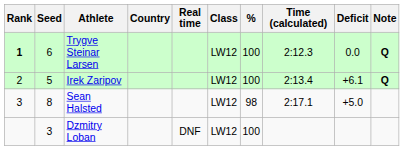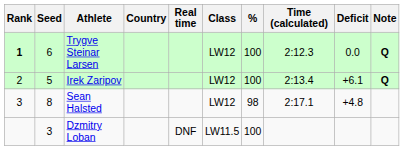(353, 103) +5.0 -> (353, 103) +4.8
(224, 131) LW12 -> (222, 131) LW11.5
